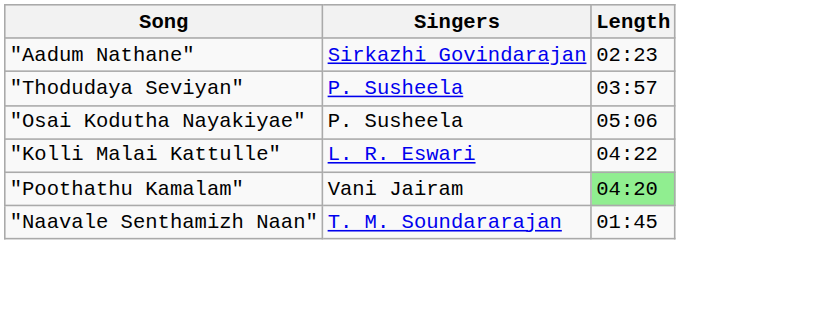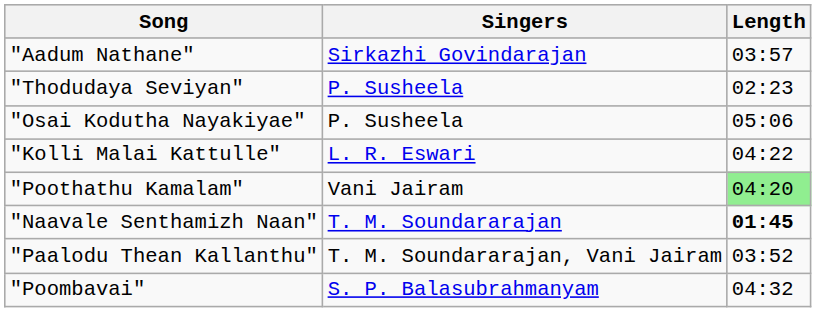(627, 55) 02:23 -> (763, 55) 03:57
(627, 88) 03:57 -> (763, 88) 02:23
(627, 222) normal -> (763, 222) bold
+ row: (164, 256)
+ row: (77, 289)
